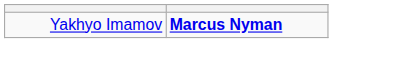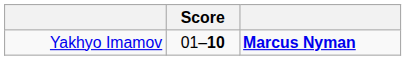+ column: (203, 17)
